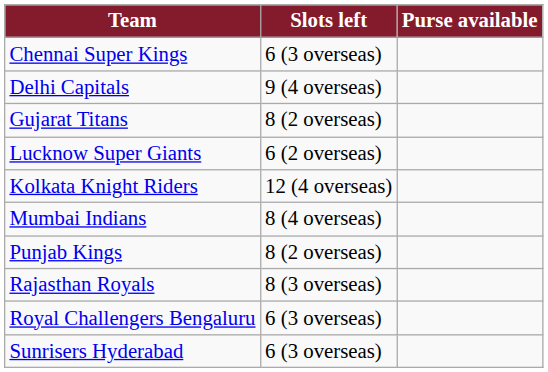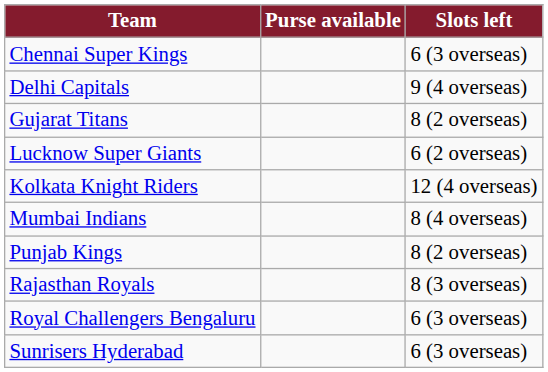columns swapped: (470, 20) <-> (329, 20)
